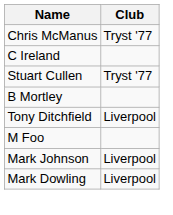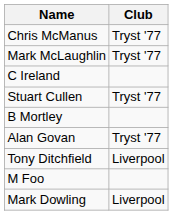+ row: (57, 55)
+ row: (41, 138)
- row: (48, 158)
